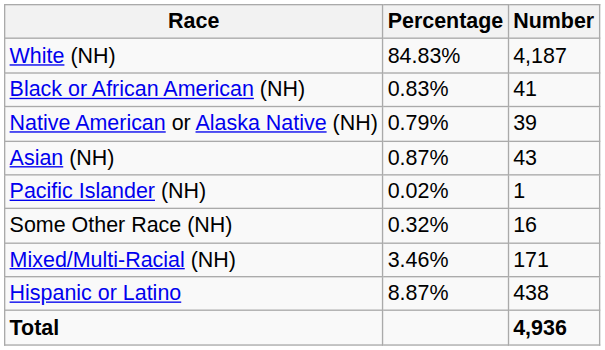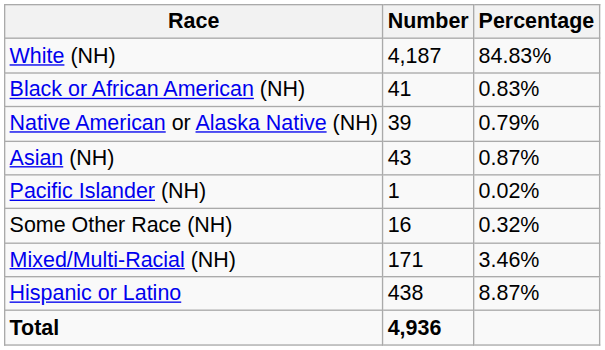columns swapped: (554, 21) <-> (445, 21)
